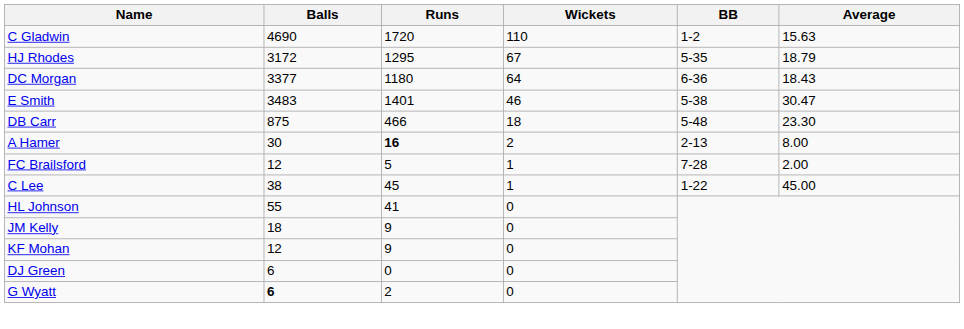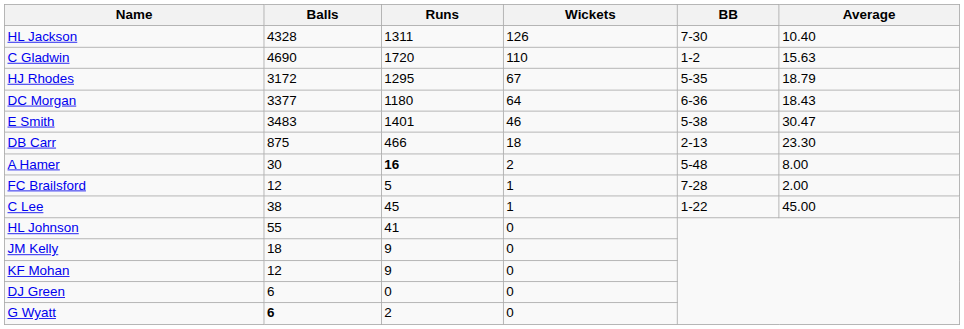+ row: (42, 36)
(694, 121) 5-48 -> (694, 143) 2-13
(694, 143) 2-13 -> (694, 164) 5-48
